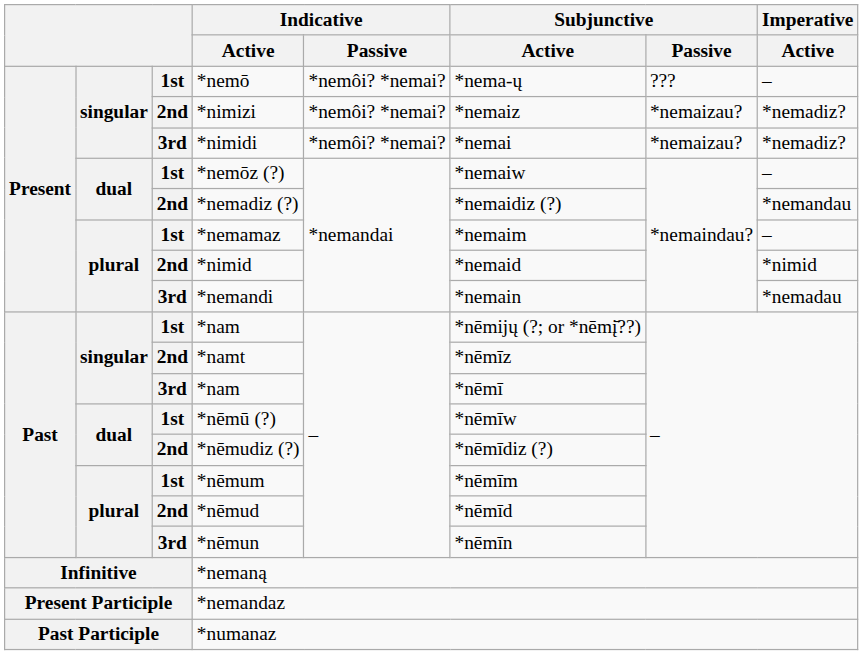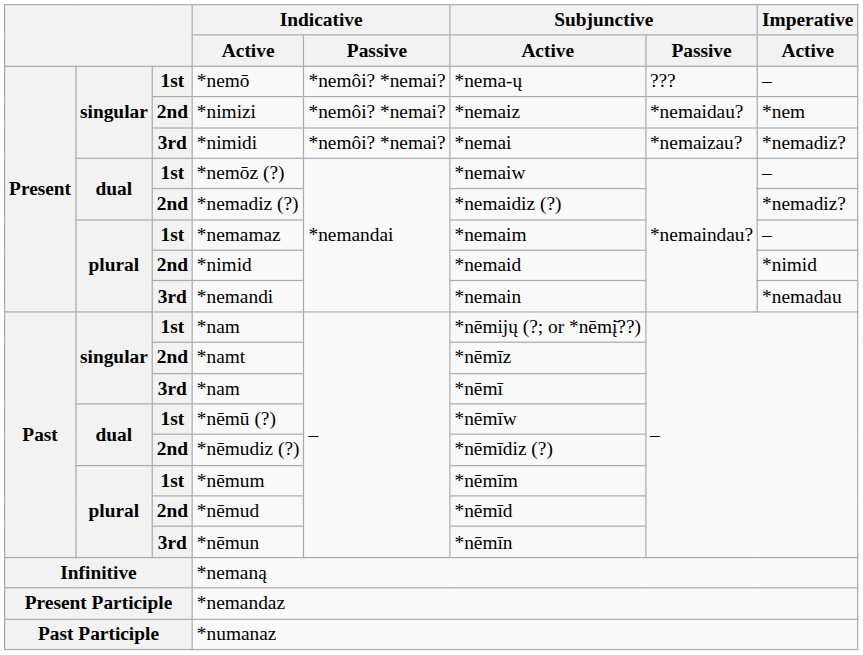(696, 111) *nemaizau? -> (697, 111) *nemaidau?
(804, 111) *nemadiz? -> (784, 111) *nem
(807, 204) *nemandau -> (804, 204) *nemadiz?
